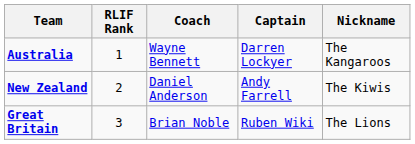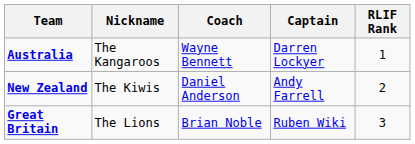columns swapped: (366, 21) <-> (119, 21)
